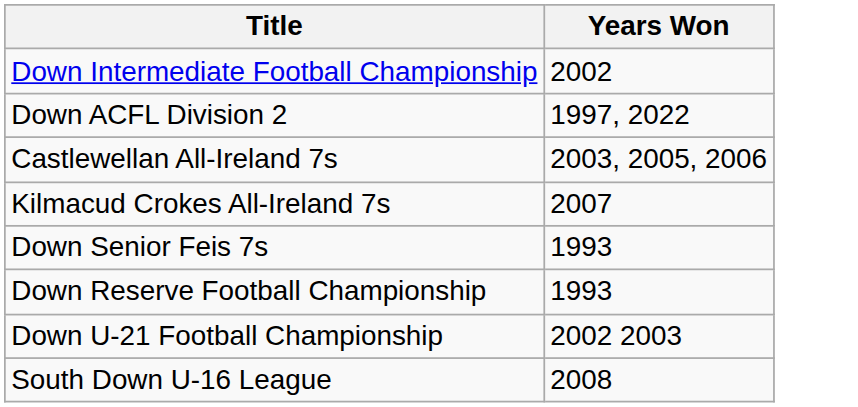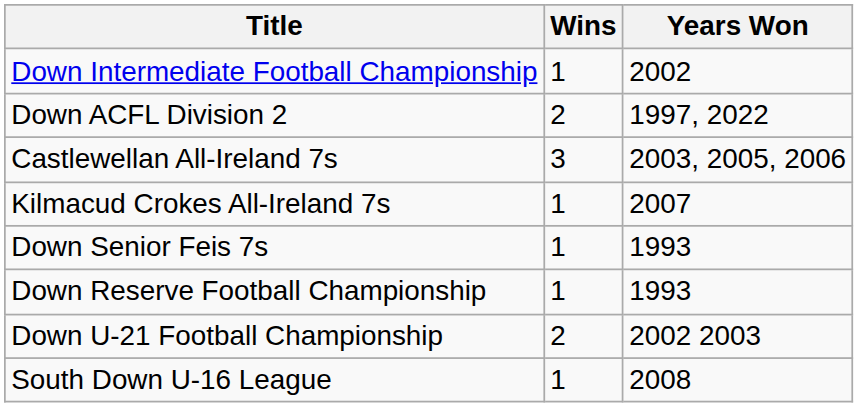+ column: (583, 26)
